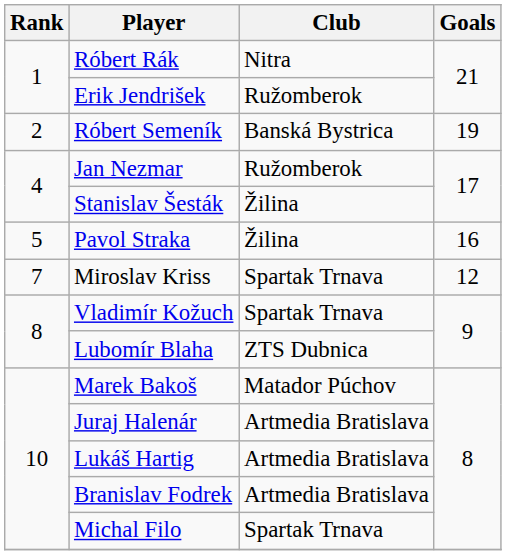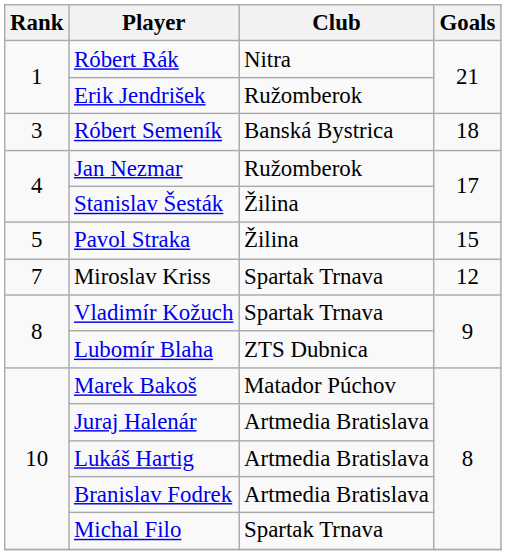(37, 131) 2 -> (37, 131) 3
(467, 131) 19 -> (467, 131) 18
(467, 240) 16 -> (467, 240) 15
